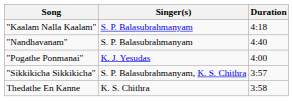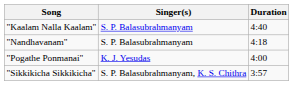(259, 27) 4:18 -> (259, 27) 4:40
(259, 42) 4:40 -> (259, 42) 4:18
- row: (43, 88)
